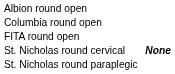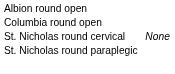- row: (42, 37)
(158, 51) bold -> (158, 37) normal
